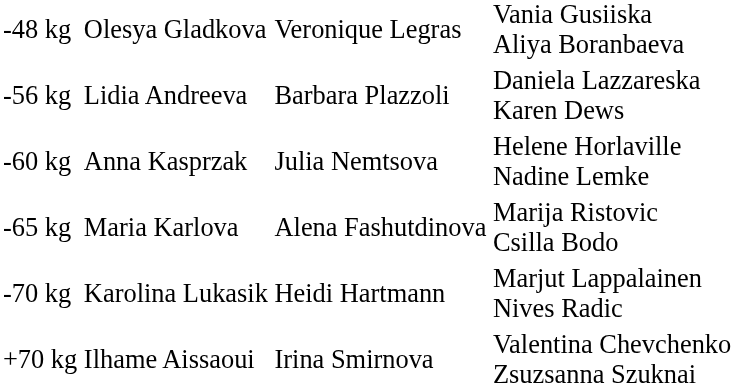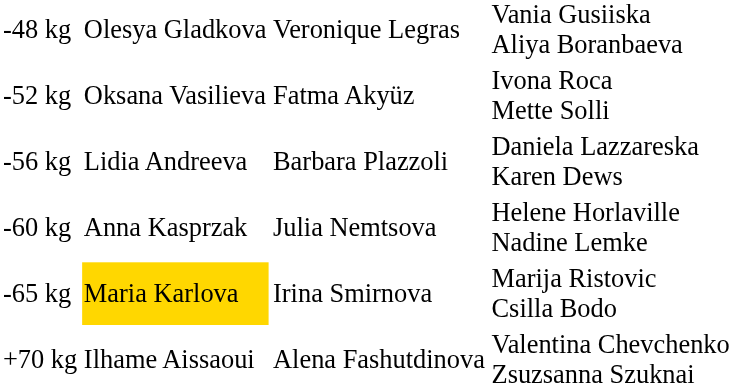+ row: (37, 95)
(161, 227) no background -> (161, 293) gold background
(380, 227) Alena Fashutdinova -> (353, 293) Irina Smirnova
- row: (37, 293)
(354, 359) Irina Smirnova -> (379, 359) Alena Fashutdinova
